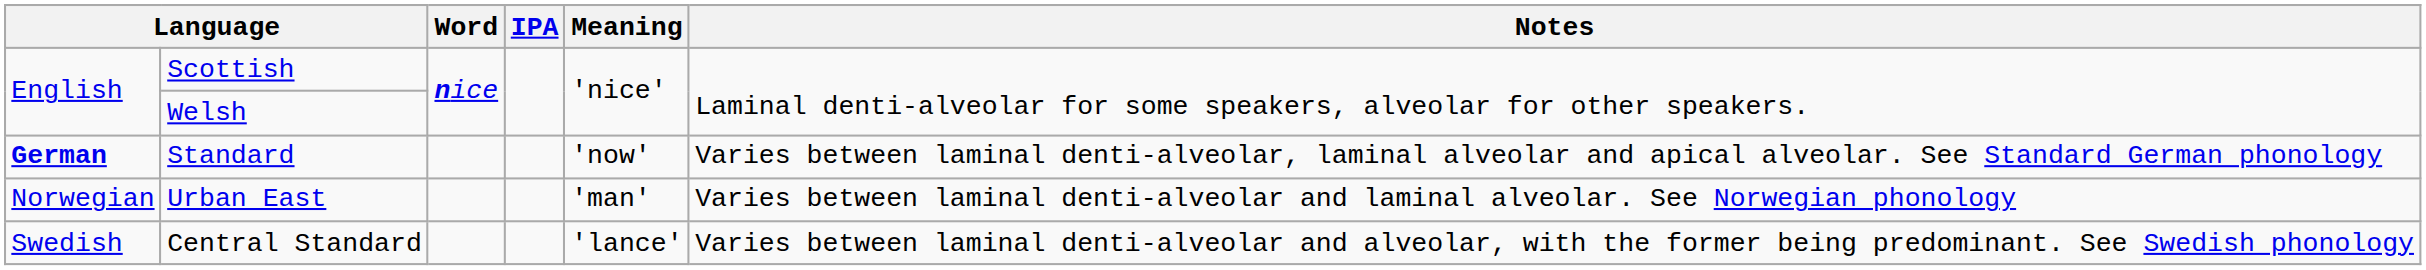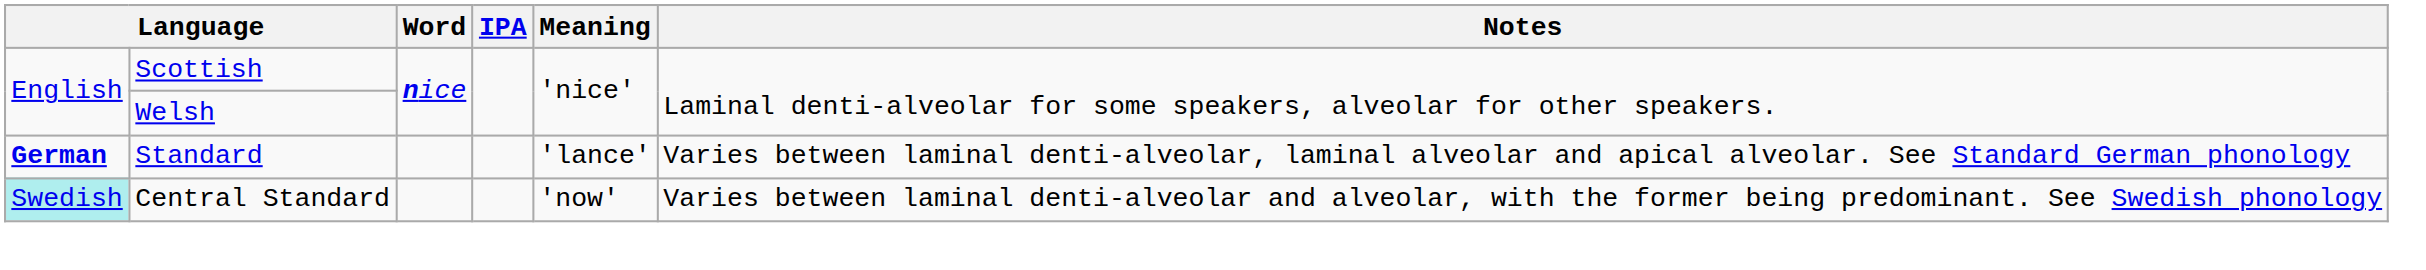(611, 156) 'now' -> (595, 156) 'lance'
- row: (247, 200)
(67, 243) no background -> (67, 200) paleturquoise background
(627, 243) 'lance' -> (579, 200) 'now'
